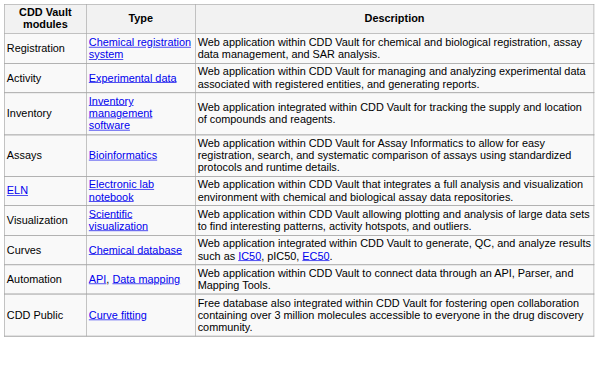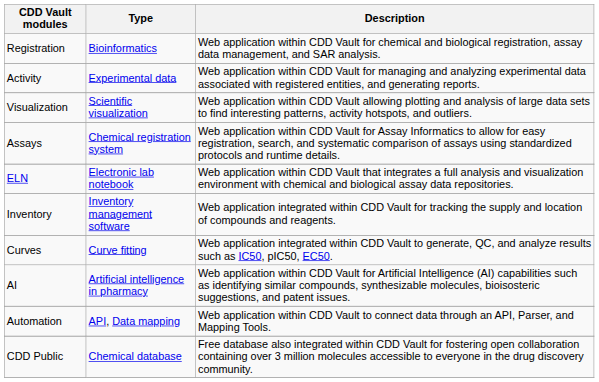(140, 48) Chemical registration system -> (123, 48) Bioinformatics
rows swapped: (37, 220) <-> (29, 113)
(123, 155) Bioinformatics -> (140, 143) Chemical registration system
(135, 250) Chemical database -> (118, 250) Curve fitting
+ row: (12, 285)
(118, 315) Curve fitting -> (135, 357) Chemical database
